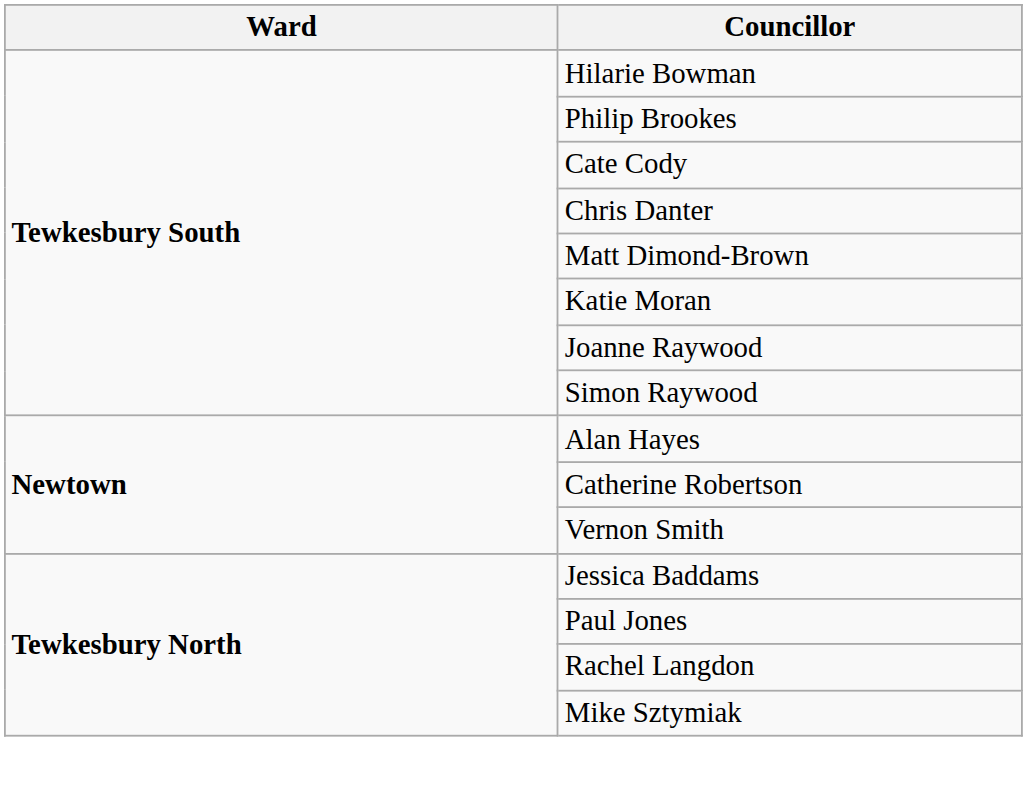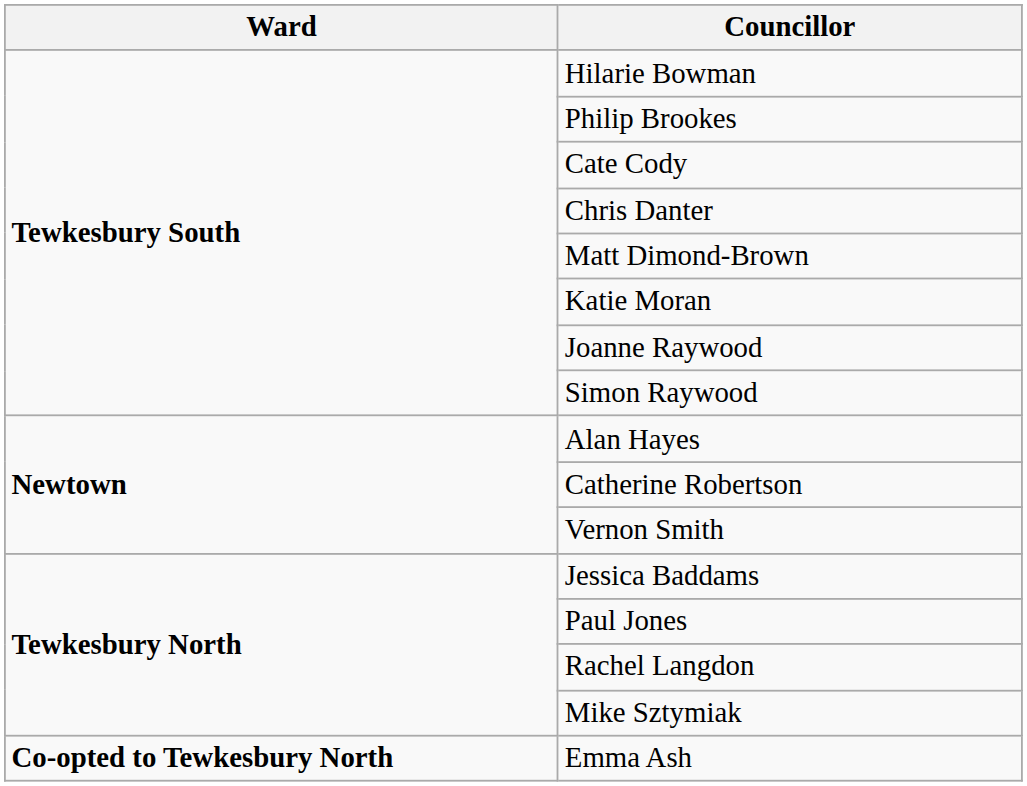+ row: (628, 758)
